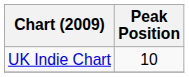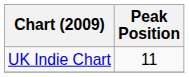(149, 59) 10 -> (149, 59) 11
